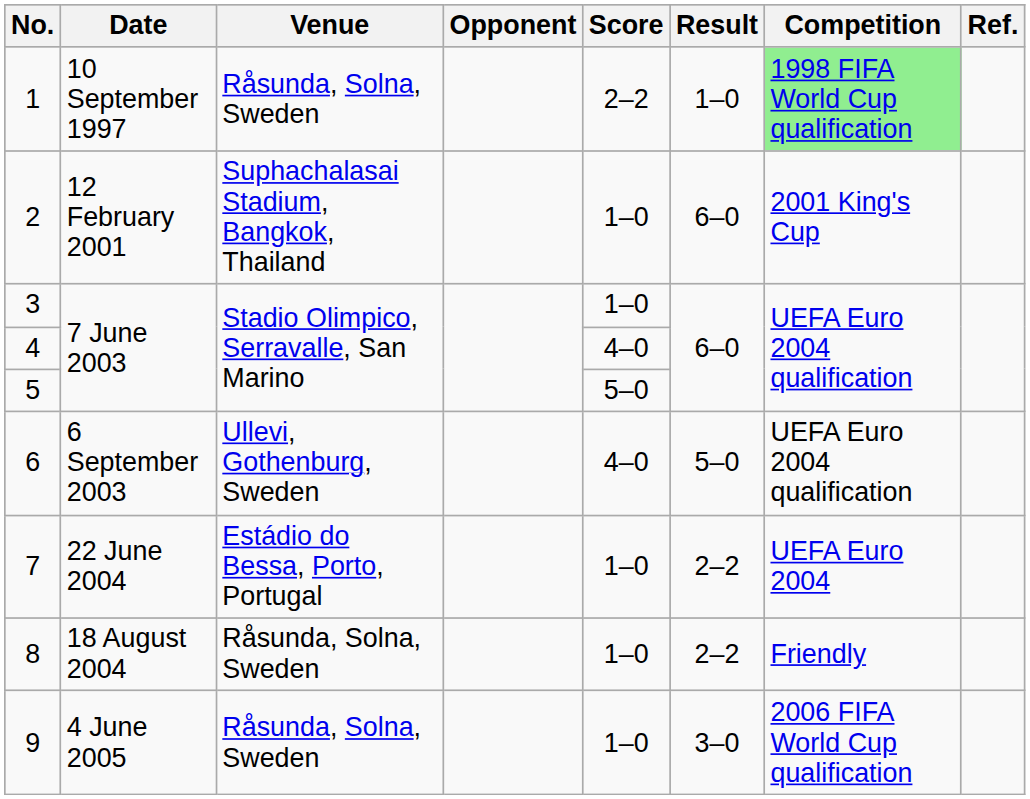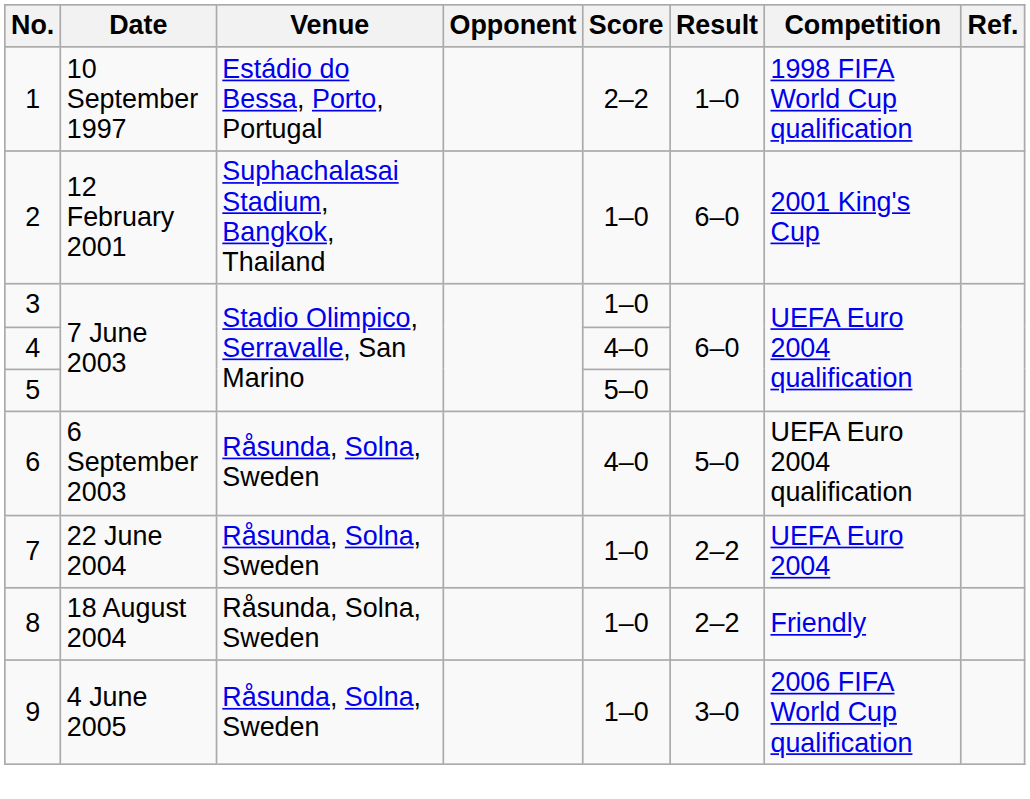(322, 98) Råsunda, Solna, Sweden -> (303, 98) Estádio do Bessa, Porto, Portugal
(841, 98) lightgreen background -> (841, 98) no background
(297, 463) Ullevi, Gothenburg, Sweden -> (322, 463) Råsunda, Solna, Sweden
(303, 566) Estádio do Bessa, Porto, Portugal -> (322, 551) Råsunda, Solna, Sweden
